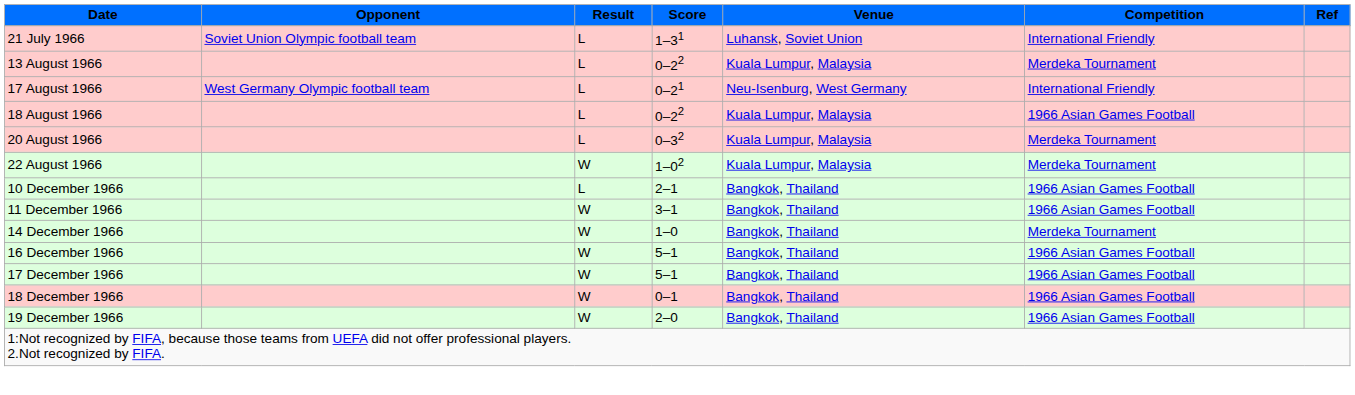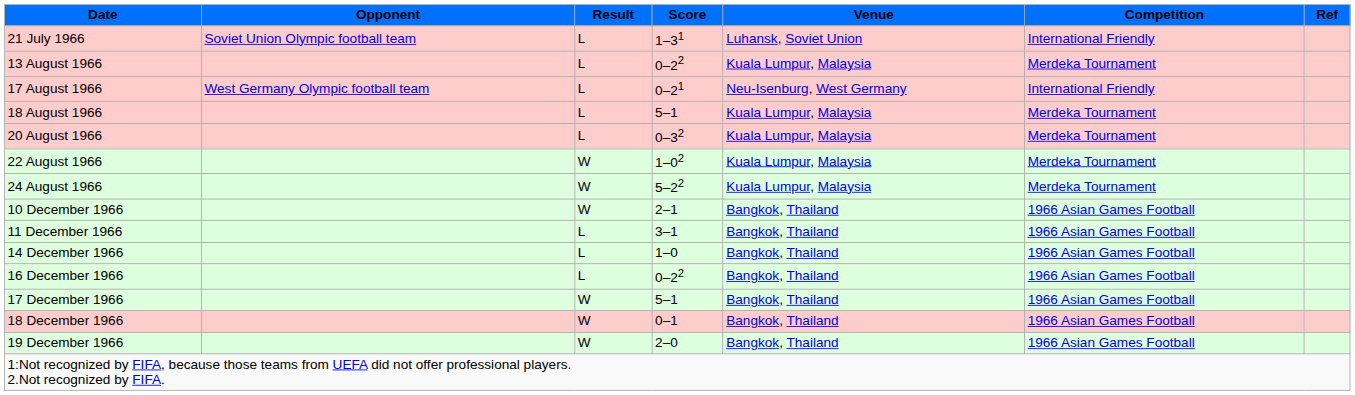(670, 114) 0–22 -> (666, 112) 5–1
(1111, 114) 1966 Asian Games Football -> (1092, 112) Merdeka Tournament
+ row: (55, 186)
(582, 188) L -> (584, 209) W
(584, 209) W -> (582, 231) L
(584, 231) W -> (582, 253) L
(1092, 231) Merdeka Tournament -> (1111, 253) 1966 Asian Games Football
(584, 253) W -> (582, 276) L
(666, 253) 5–1 -> (670, 276) 0–22
